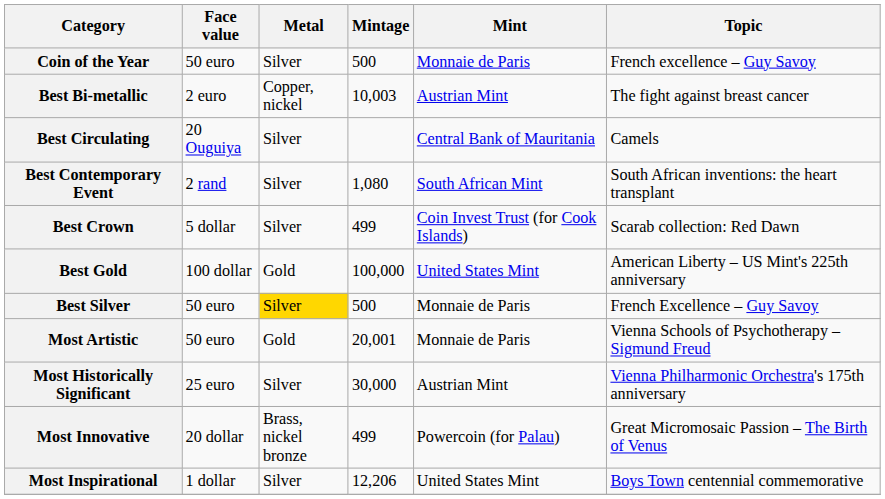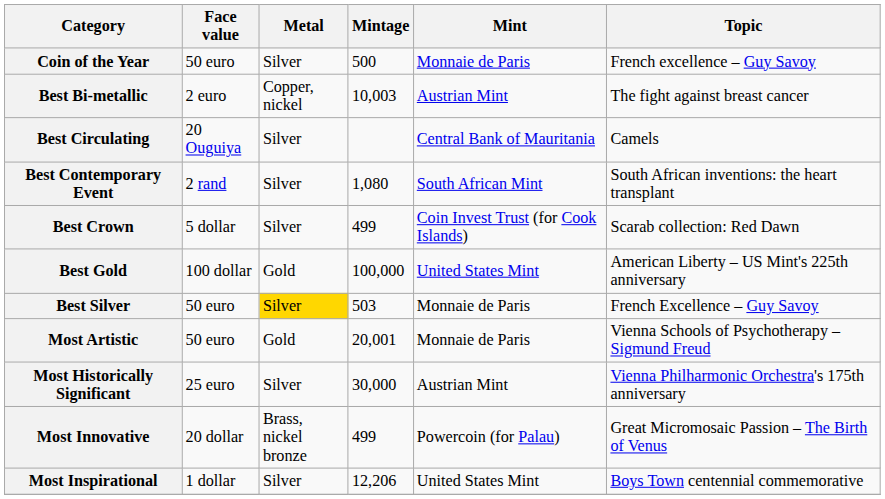(364, 305) 500 -> (364, 305) 503
